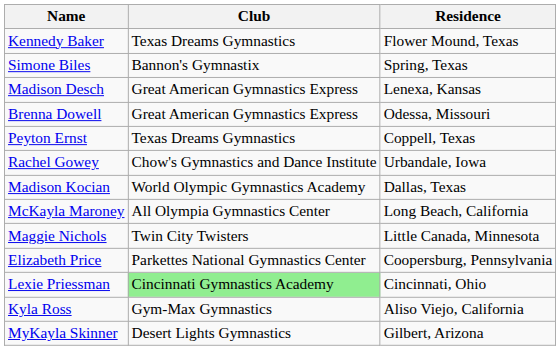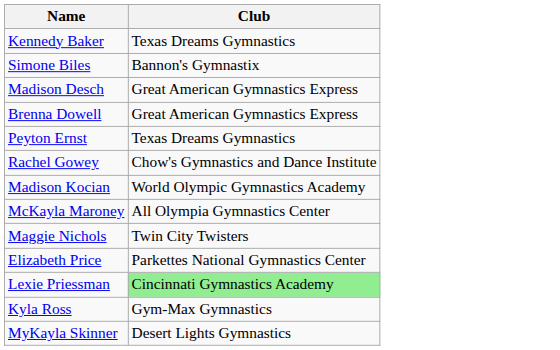- column: (468, 16)
